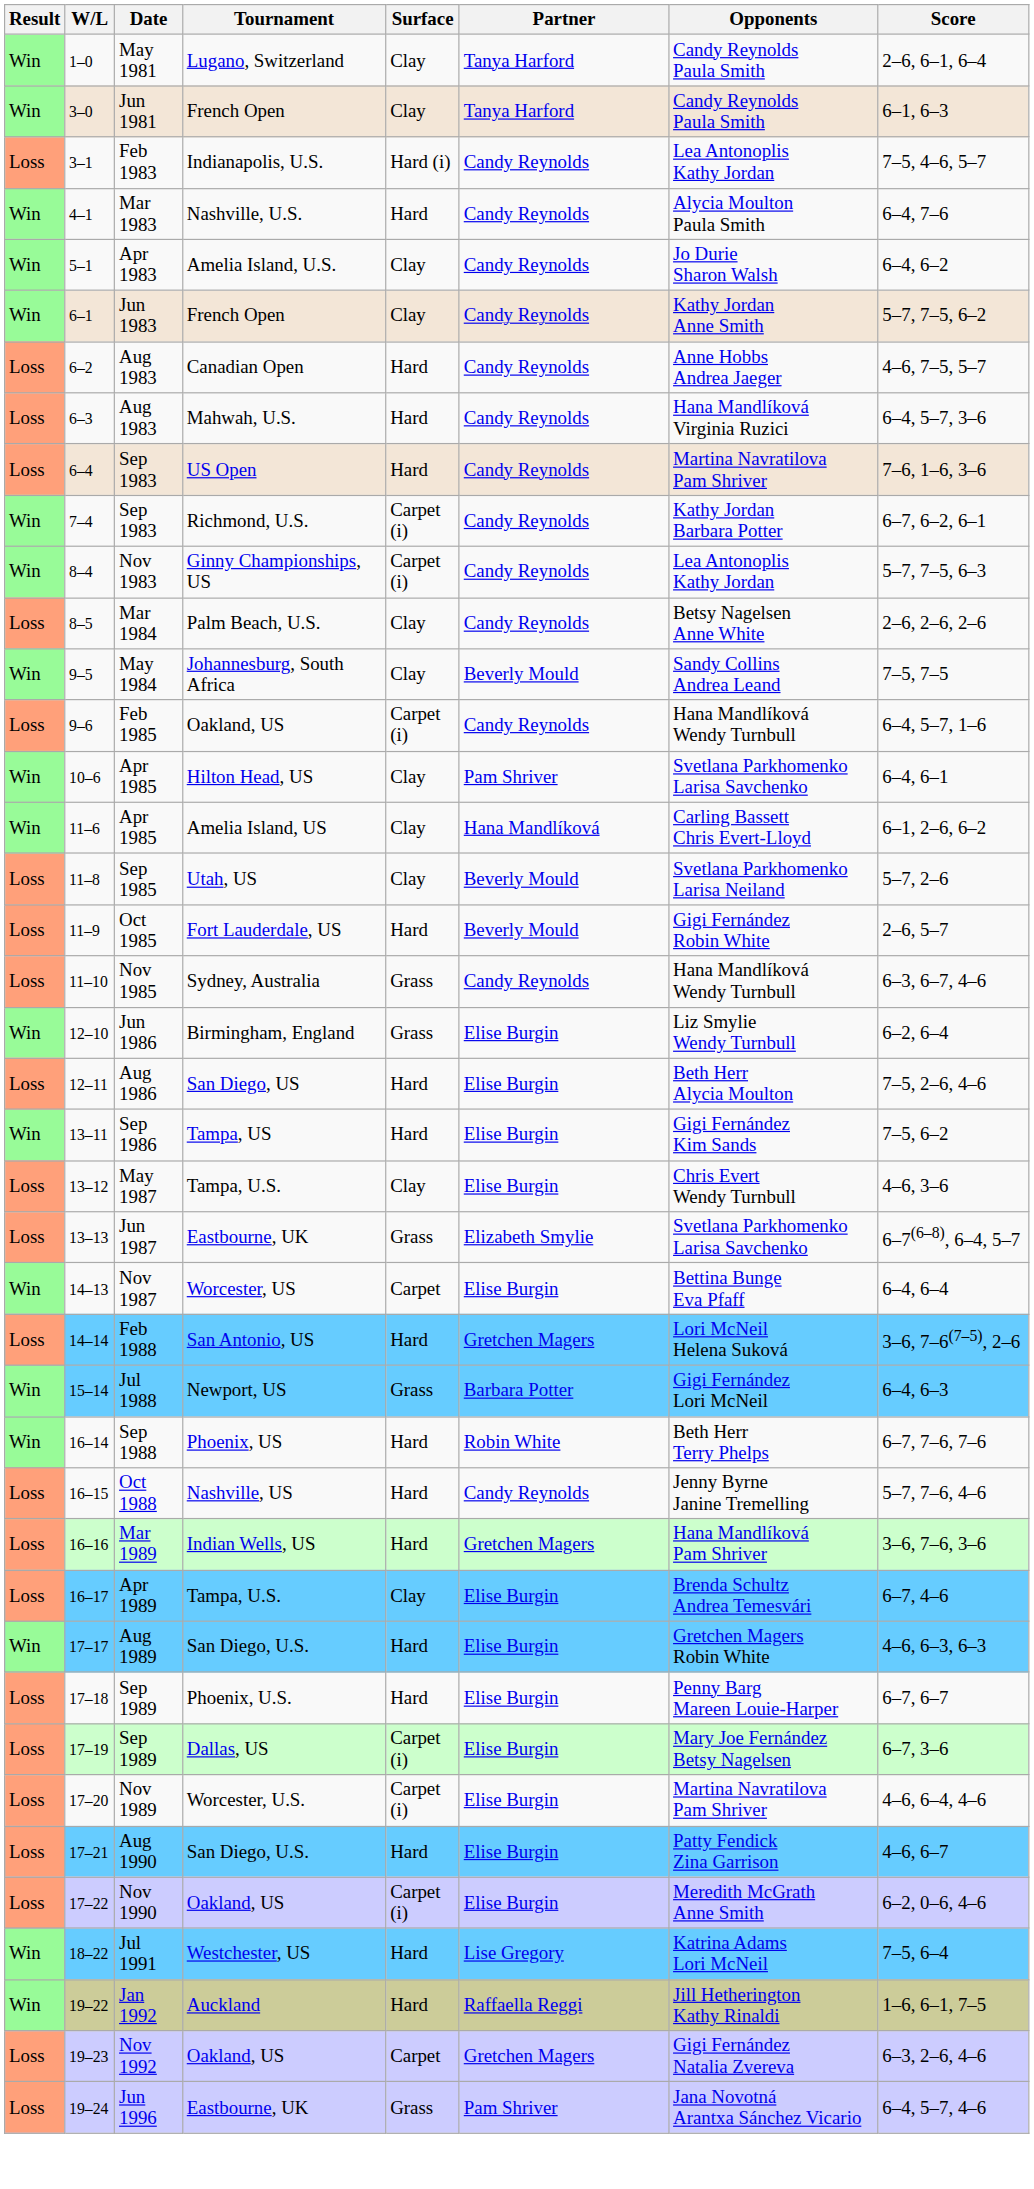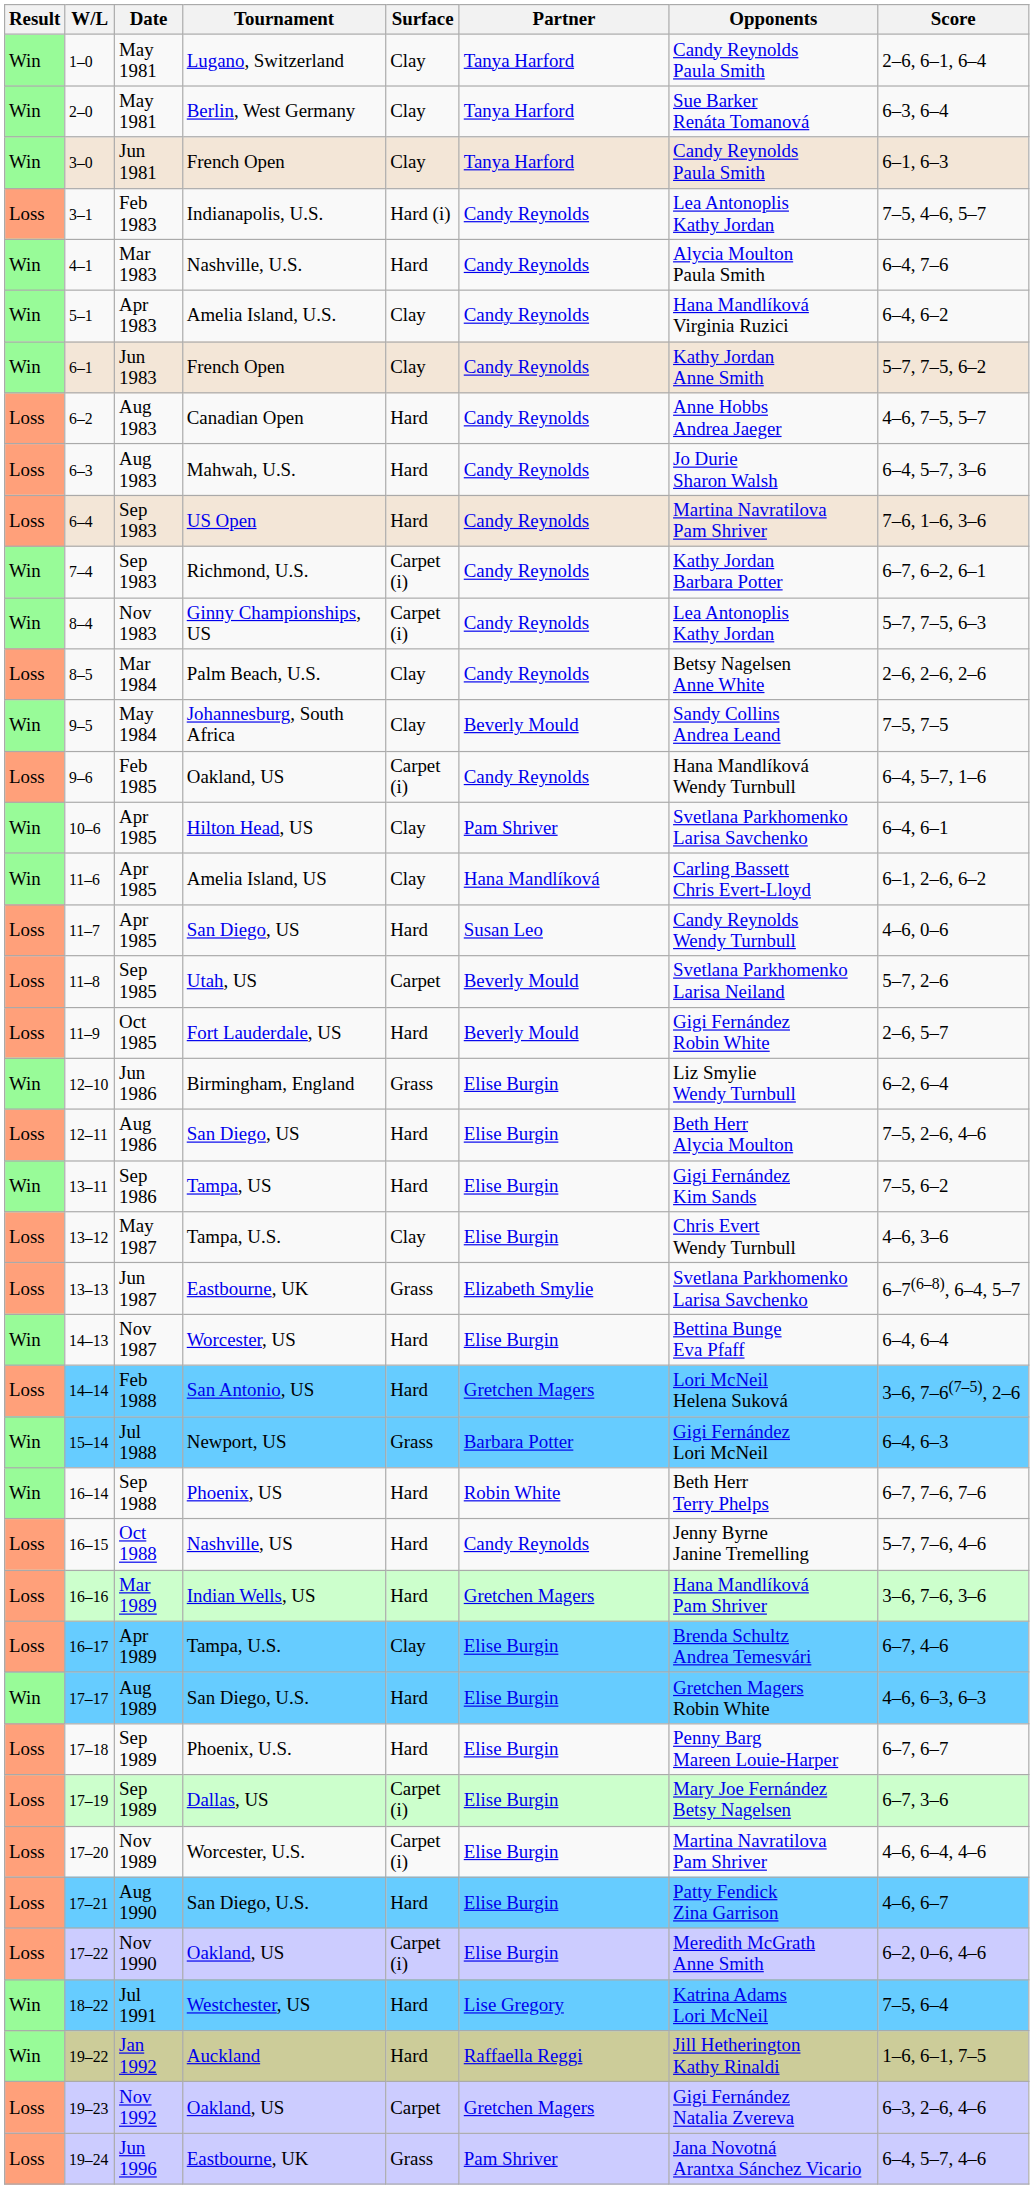+ row: (81, 112)
(725, 264) Jo Durie Sharon Walsh -> (741, 315) Hana Mandlíková Virginia Ruzici
(741, 418) Hana Mandlíková Virginia Ruzici -> (725, 469) Jo Durie Sharon Walsh
+ row: (84, 931)
(408, 878) Clay -> (415, 981) Carpet
- row: (88, 982)
(415, 1288) Carpet -> (409, 1339) Hard
